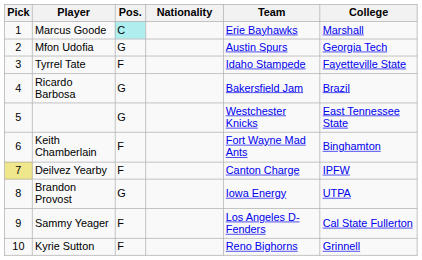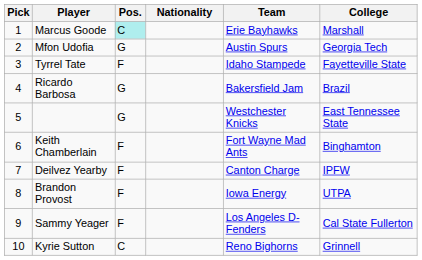(18, 170) khaki background -> (18, 170) no background
(122, 194) G -> (121, 194) F
(121, 246) F -> (121, 246) C
